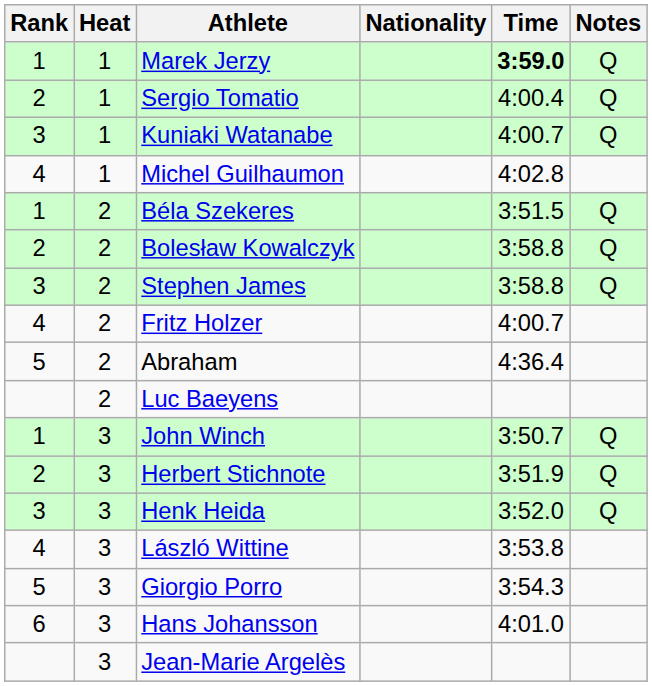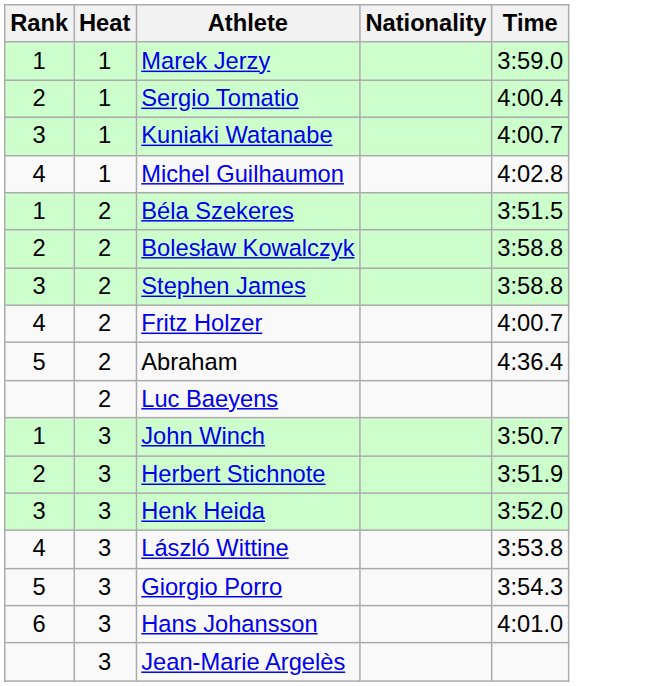- column: (608, 23)
(531, 60) bold -> (530, 60) normal
